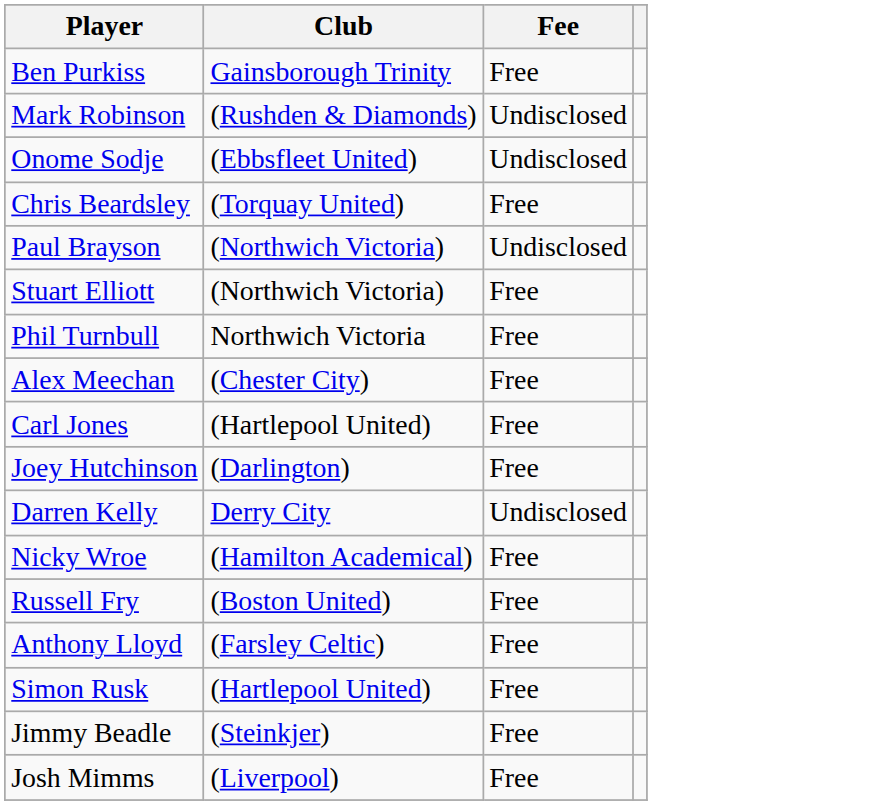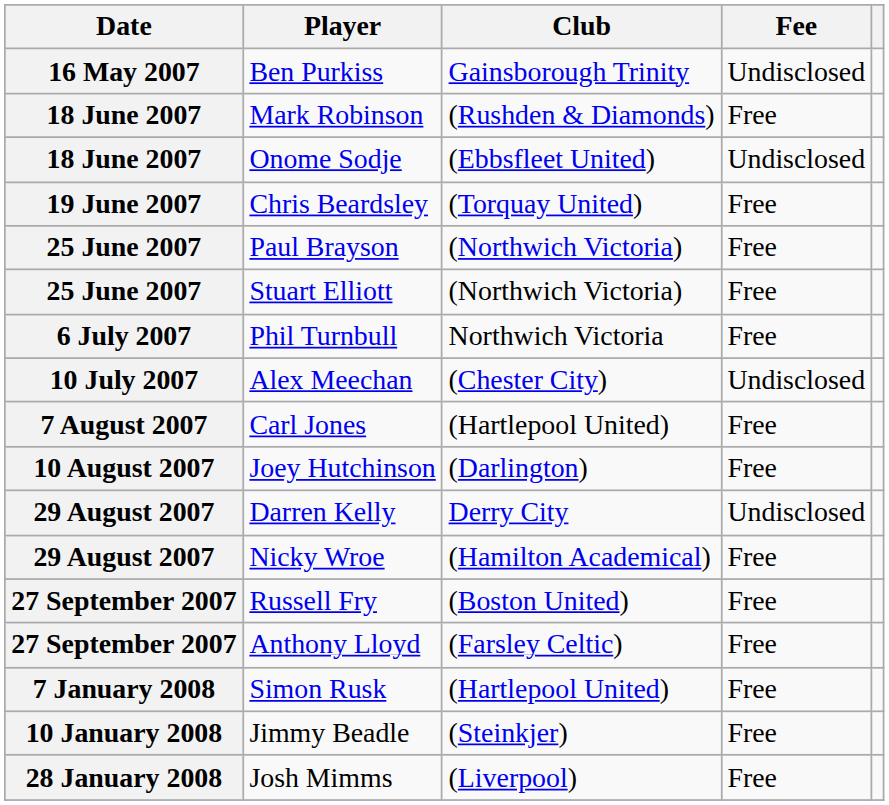+ column: (124, 26)
(514, 70) Free -> (796, 70) Undisclosed
(558, 114) Undisclosed -> (752, 114) Free
(558, 247) Undisclosed -> (752, 247) Free
(514, 379) Free -> (796, 379) Undisclosed
